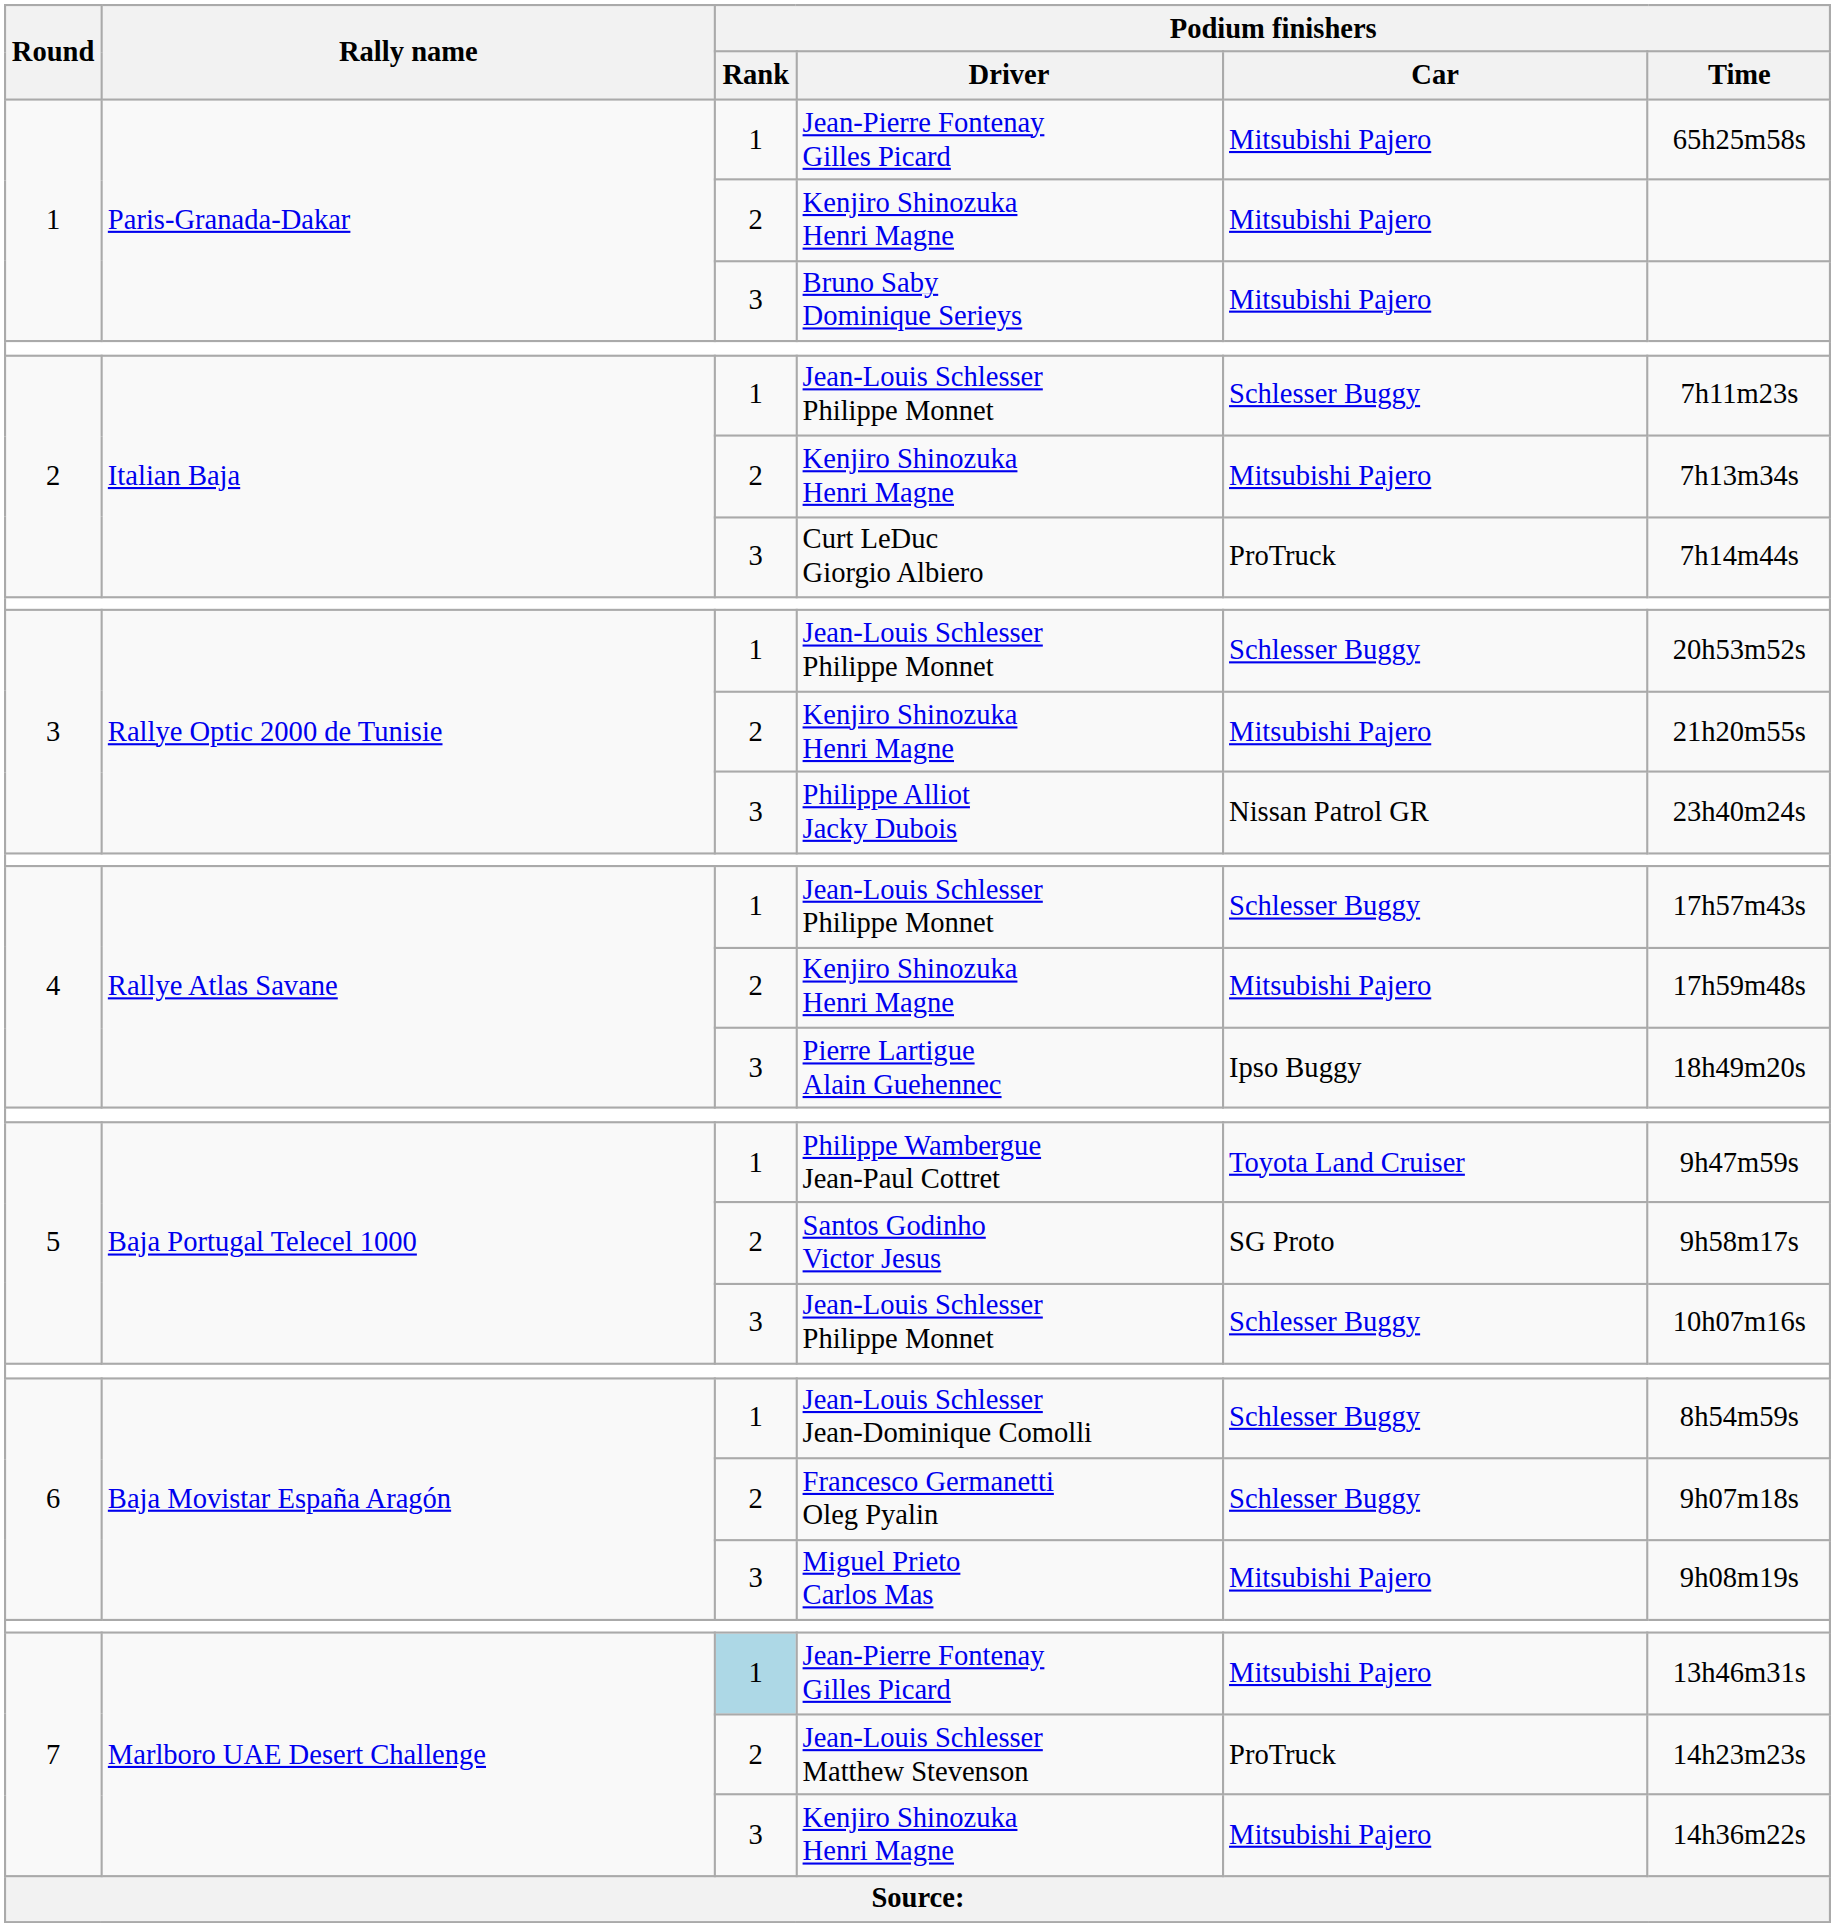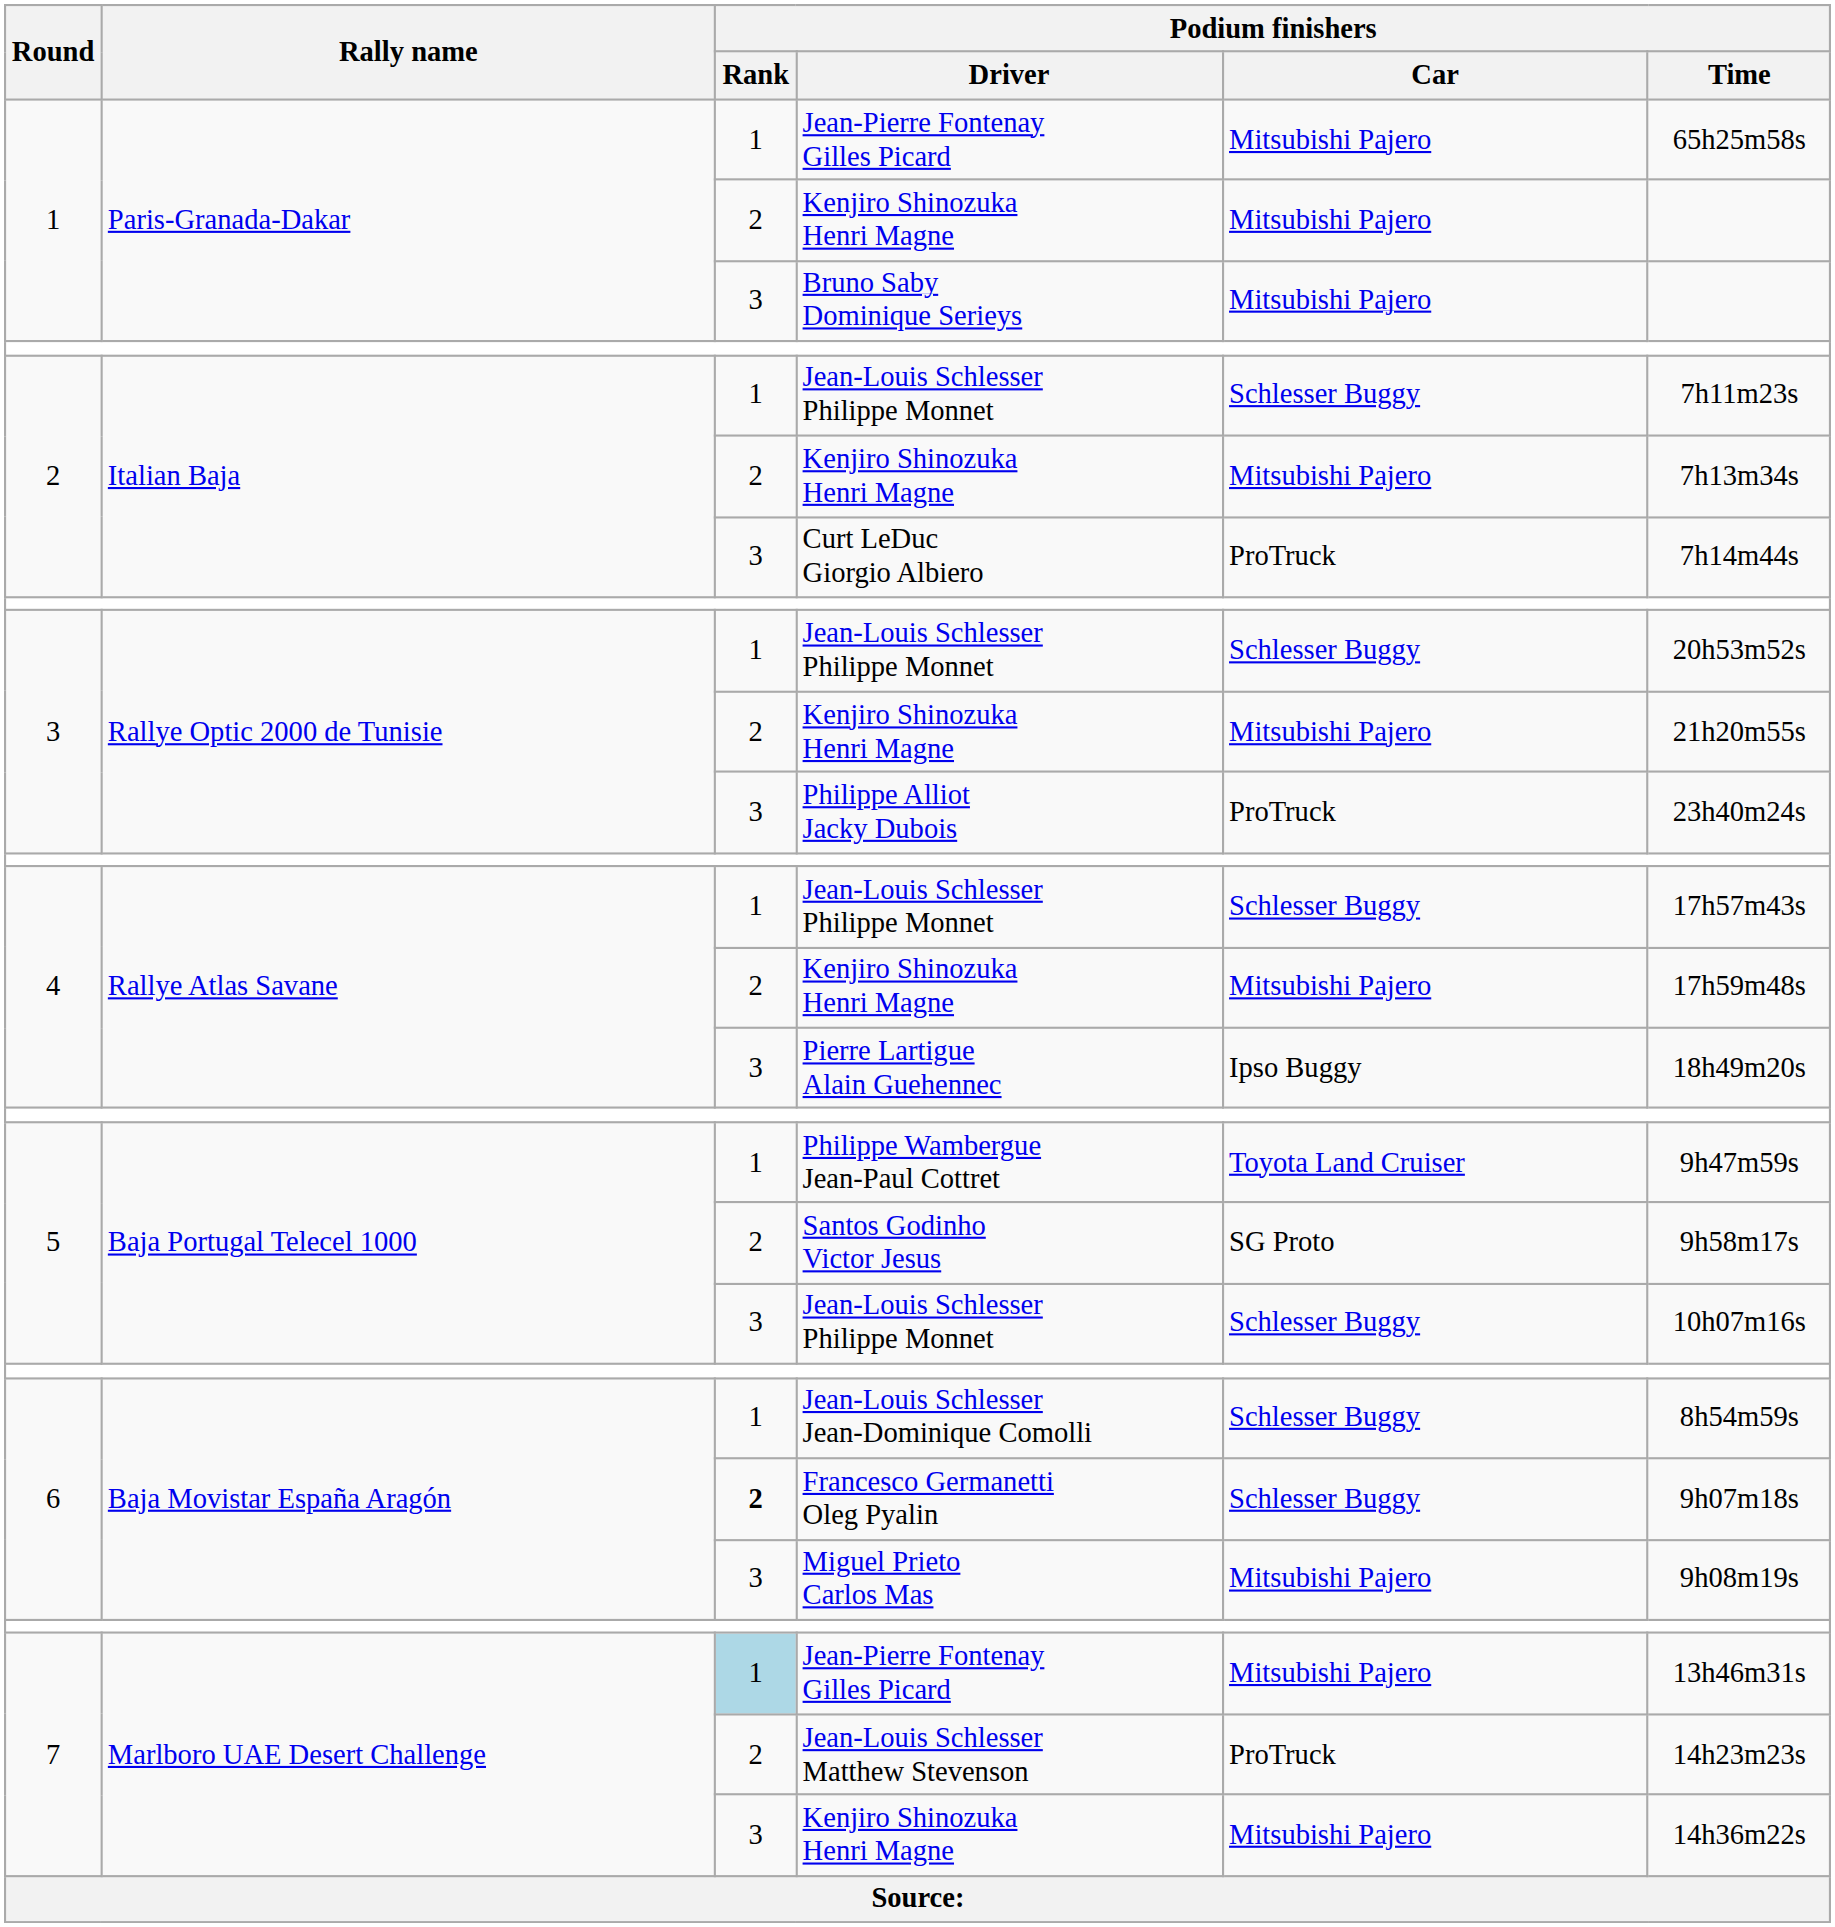(1329, 811) Nissan Patrol GR -> (1282, 811) ProTruck
(756, 1497) normal -> (756, 1497) bold
